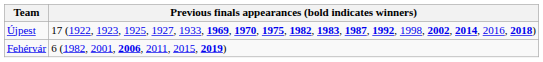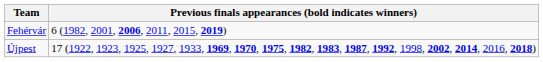rows swapped: (27, 48) <-> (21, 30)
